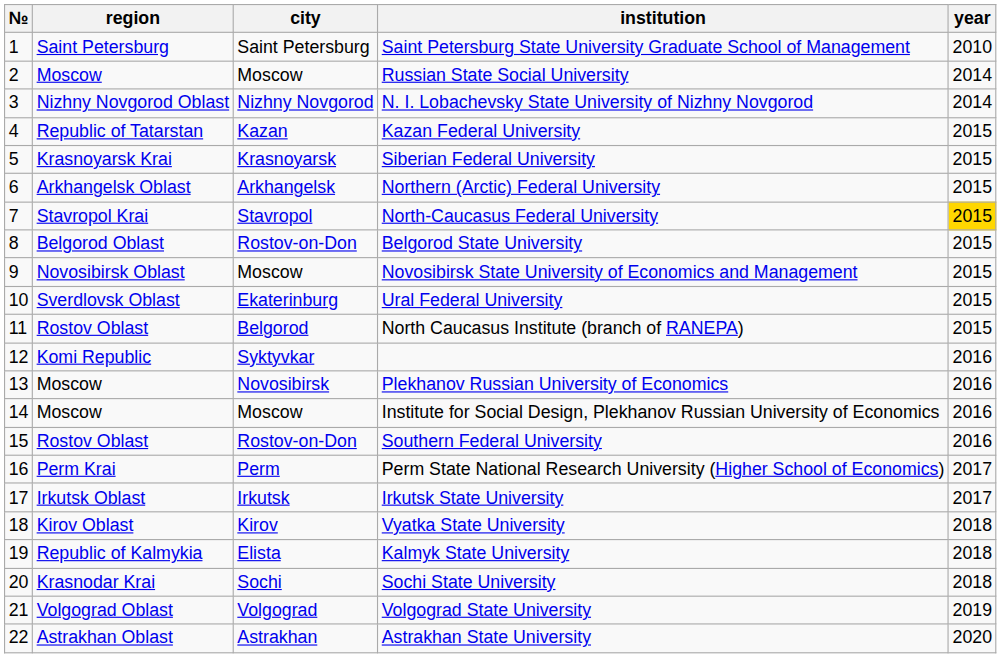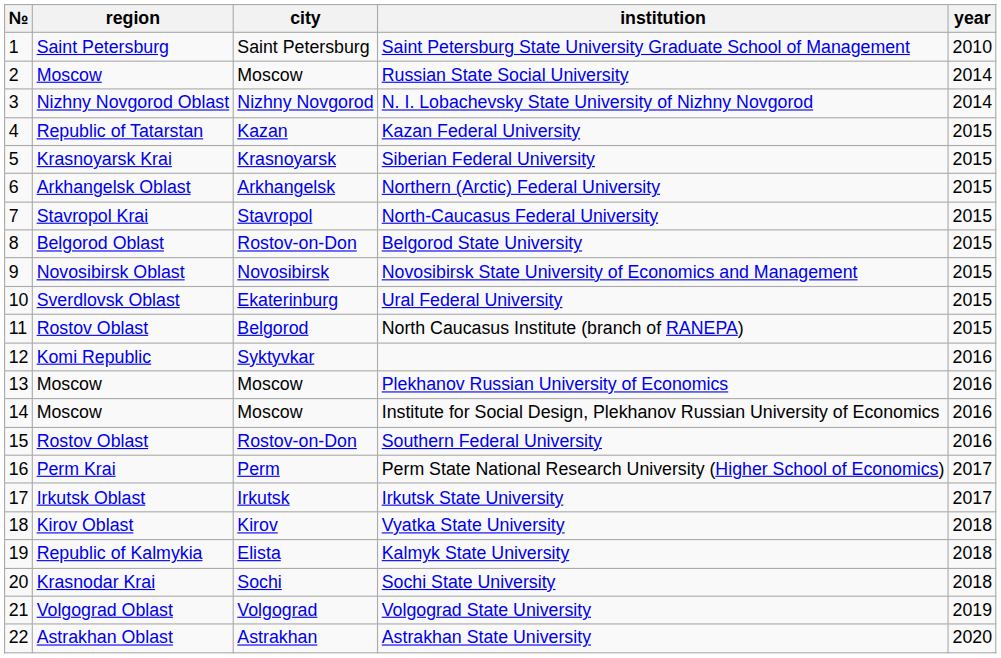(972, 215) gold background -> (972, 215) no background
(270, 272) Moscow -> (283, 272) Novosibirsk
(283, 384) Novosibirsk -> (270, 384) Moscow
